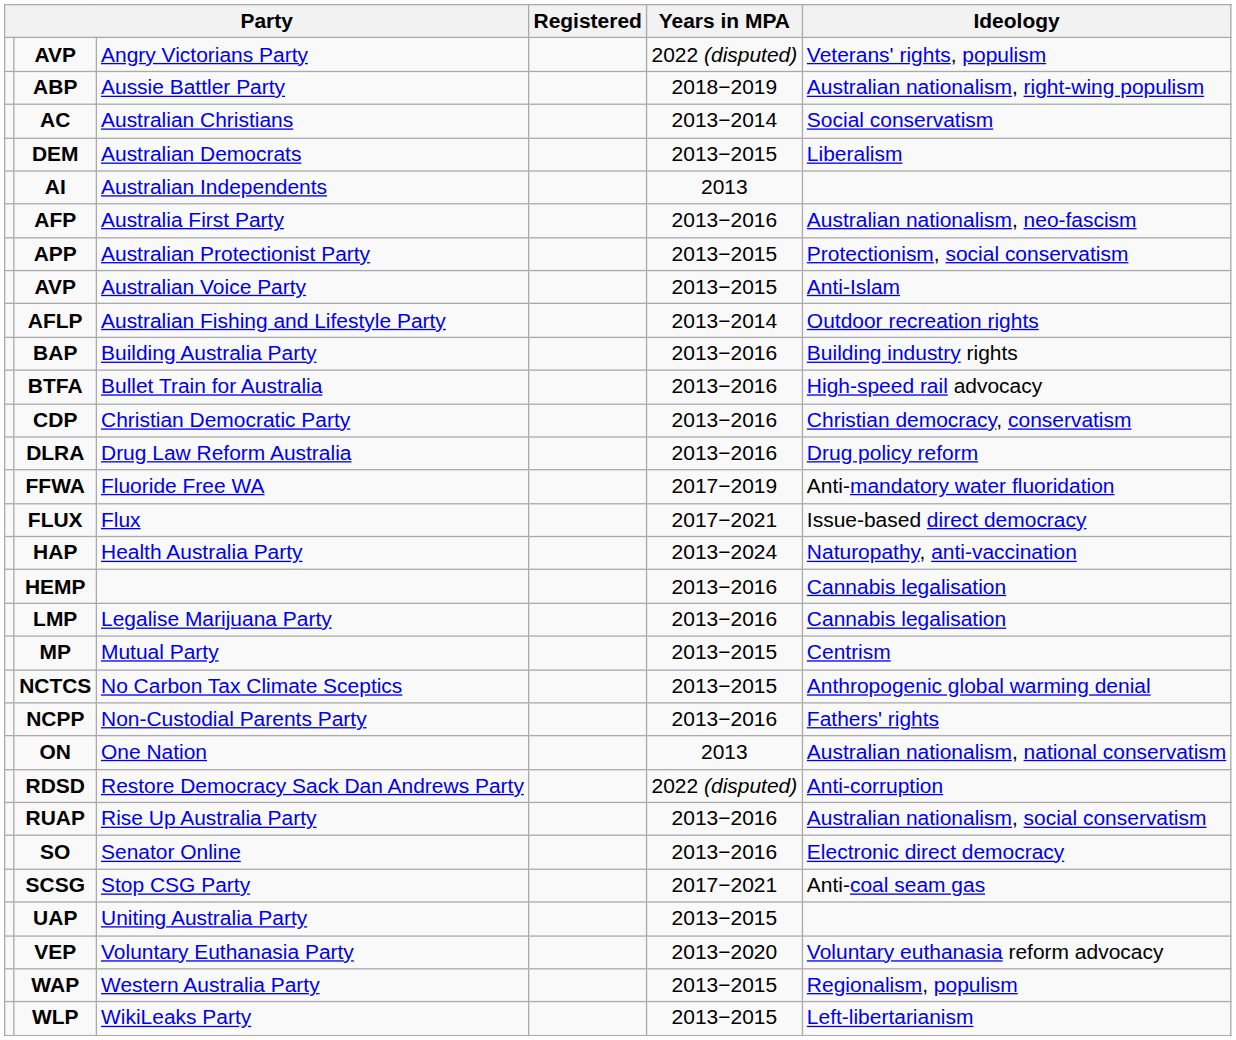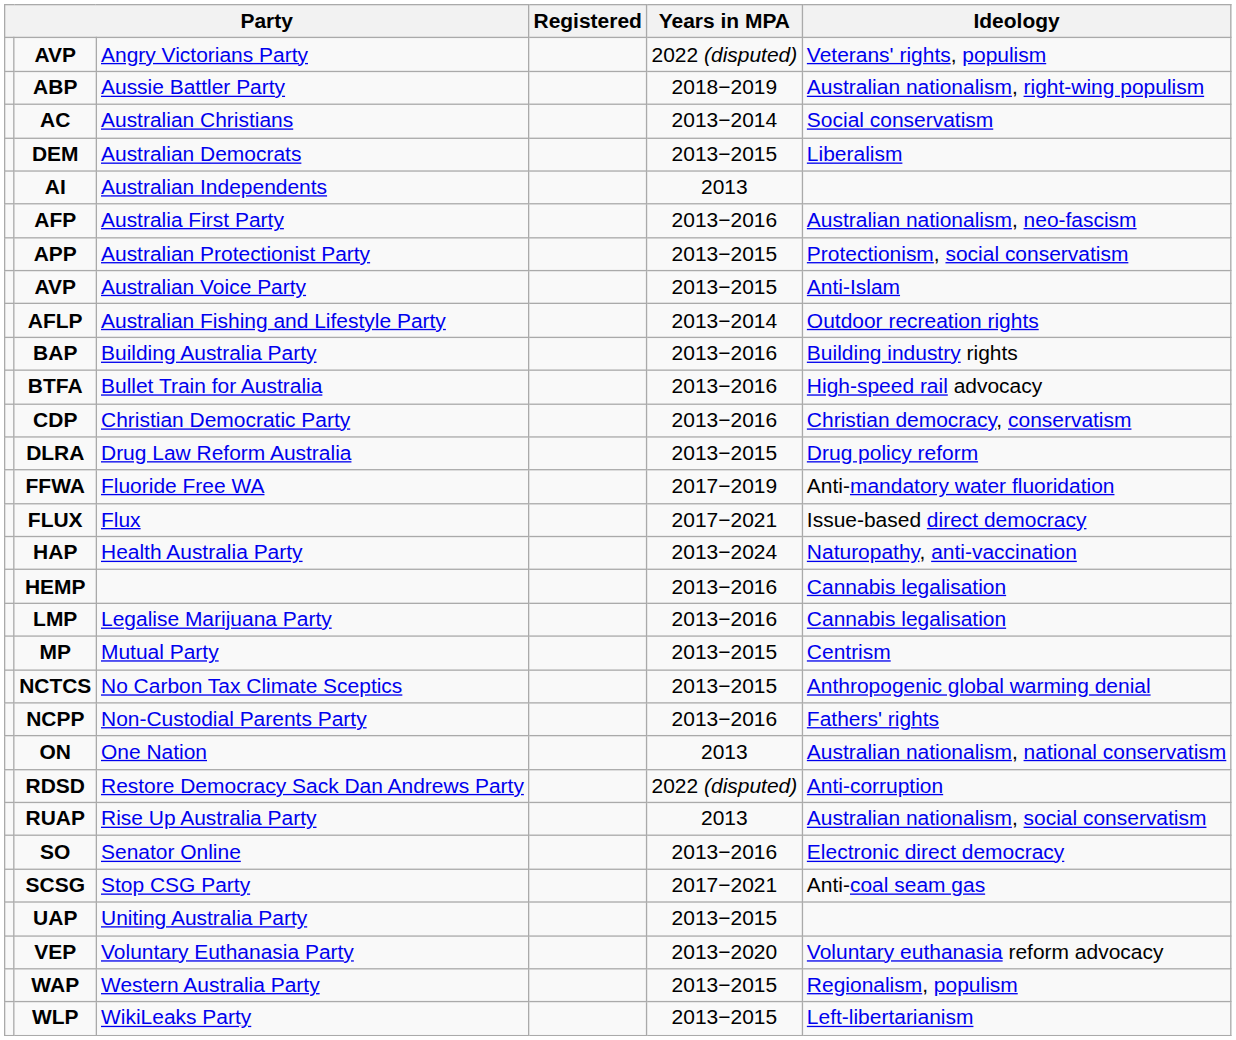(724, 453) 2013−2016 -> (724, 453) 2013−2015
(724, 818) 2013−2016 -> (724, 818) 2013
